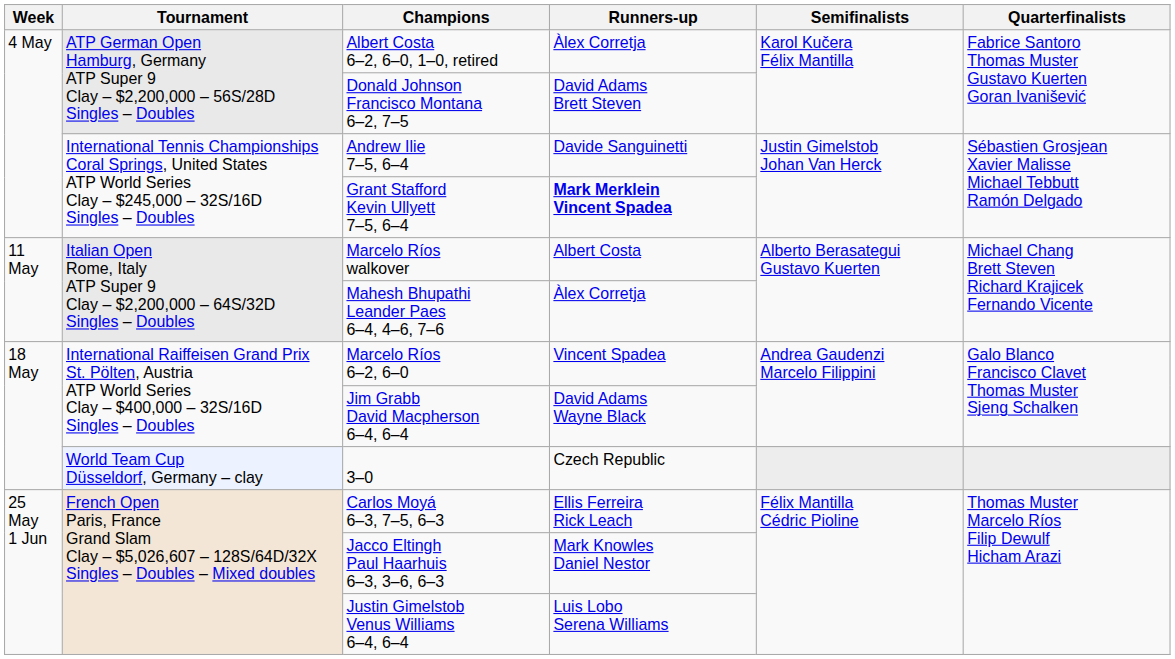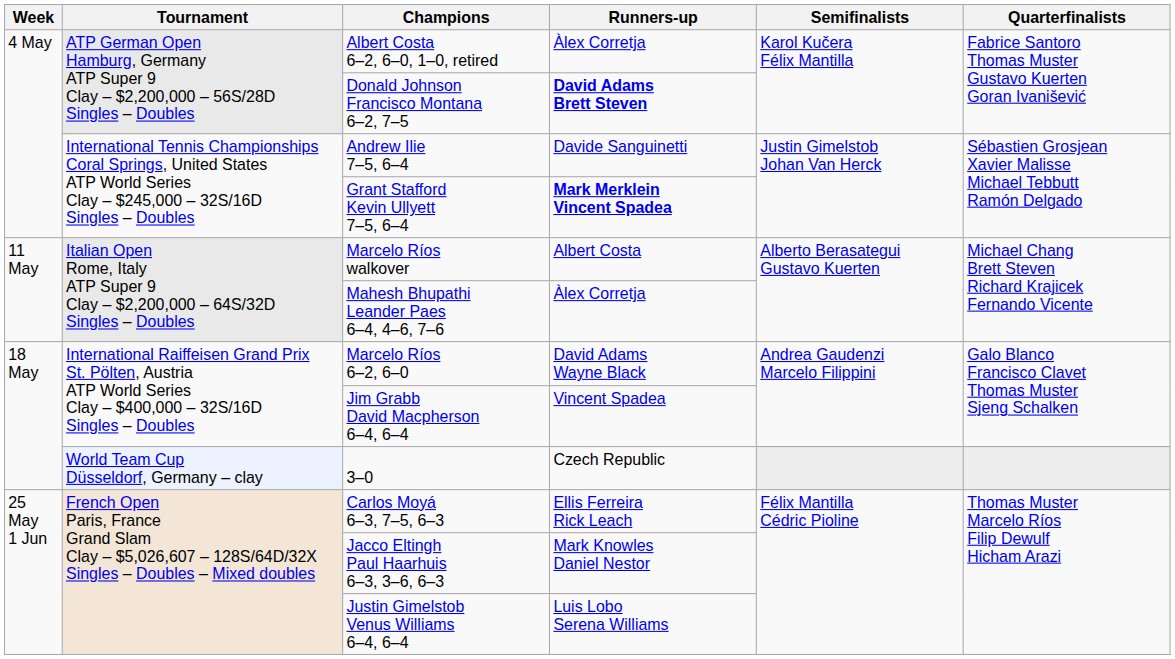(600, 95) normal -> (604, 95) bold
(610, 355) Vincent Spadea -> (600, 364) David Adams Wayne Black
(600, 407) David Adams Wayne Black -> (610, 398) Vincent Spadea
